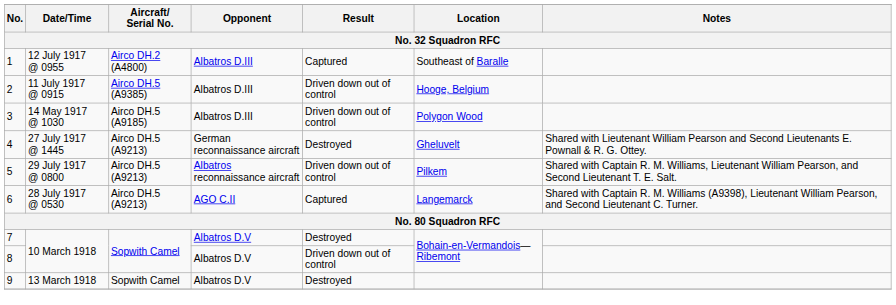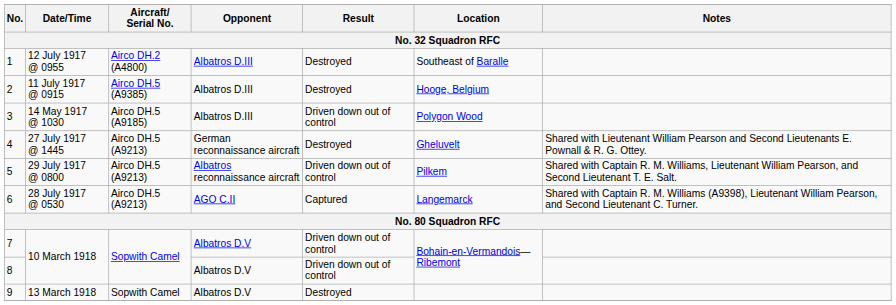(326, 62) Captured -> (328, 62) Destroyed
(348, 90) Driven down out of control -> (328, 90) Destroyed
(328, 238) Destroyed -> (348, 243) Driven down out of control
